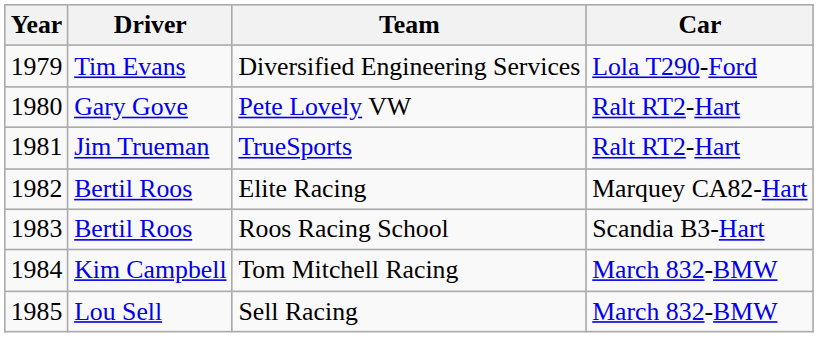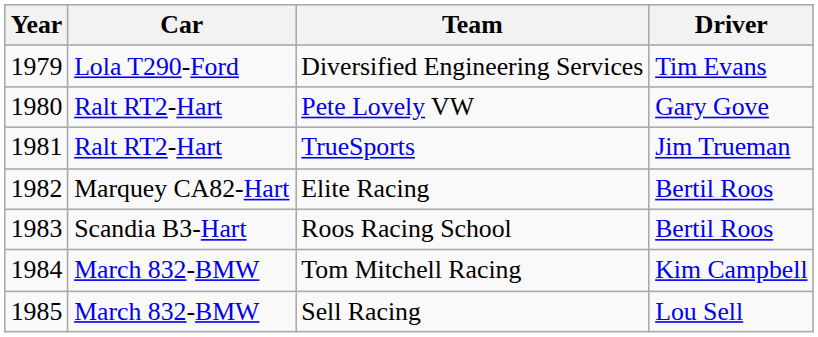columns swapped: (150, 24) <-> (700, 24)
